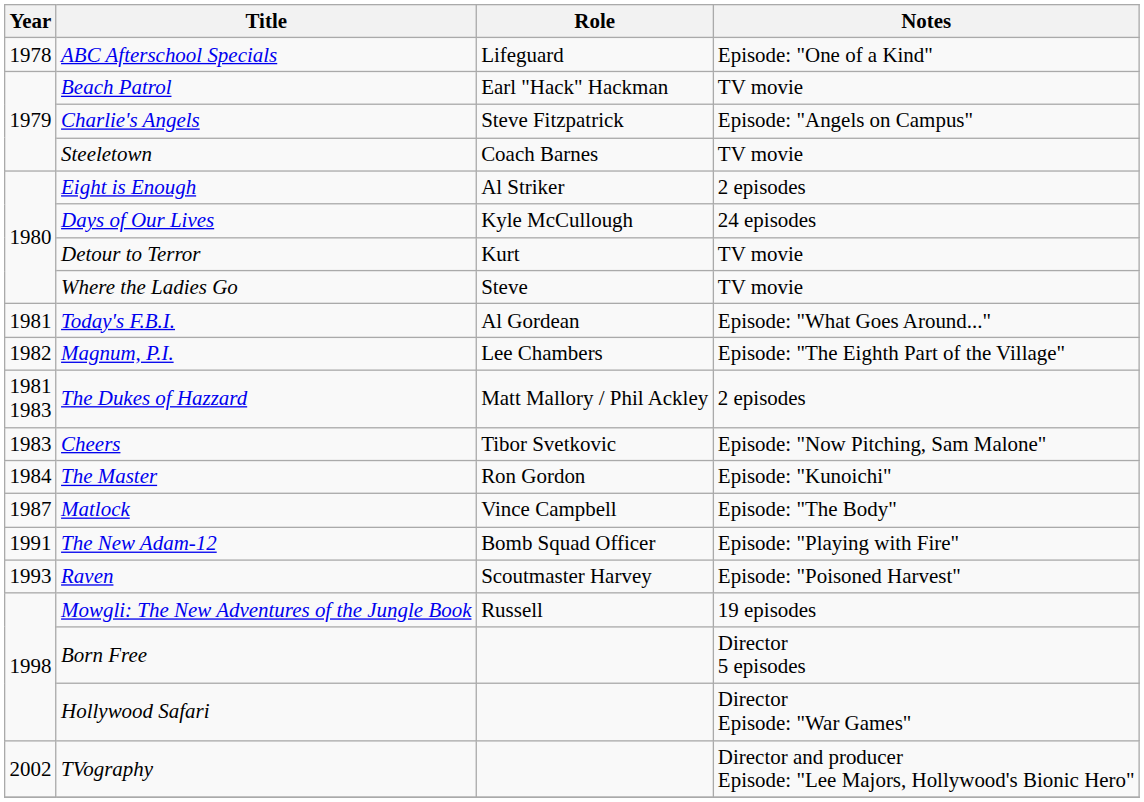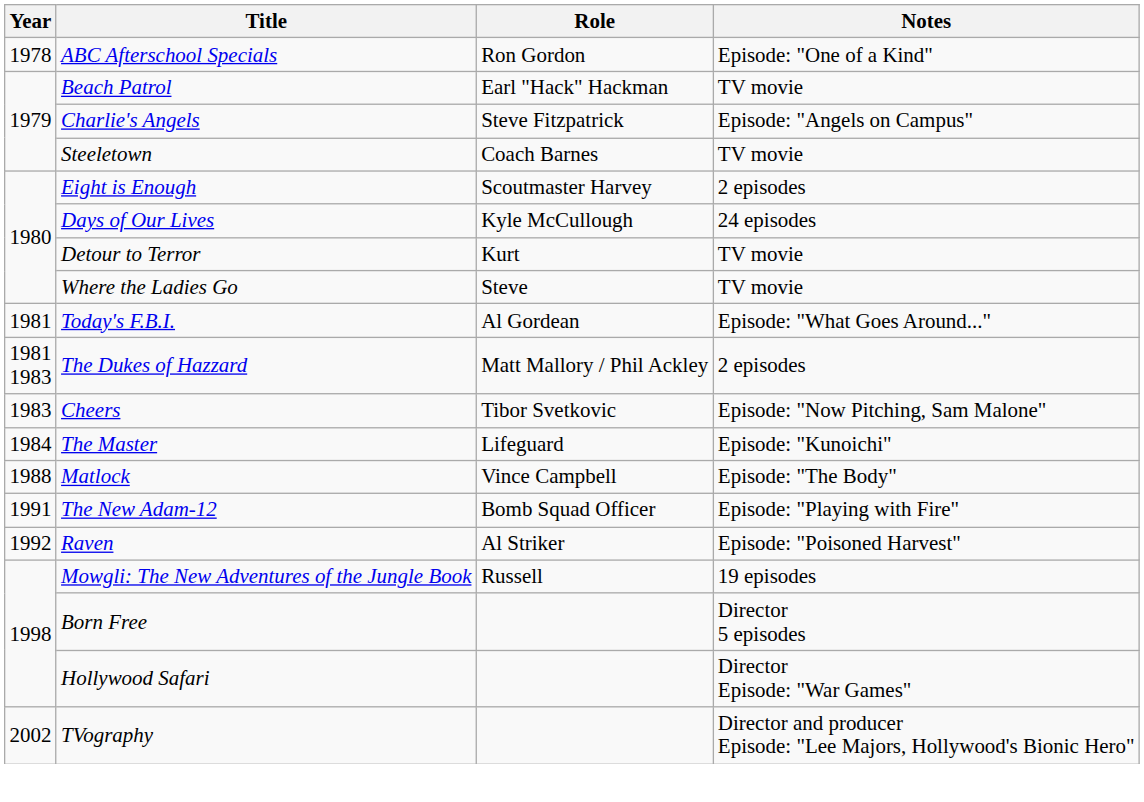(522, 54) Lifeguard -> (533, 54) Ron Gordon
(523, 187) Al Striker -> (566, 187) Scoutmaster Harvey
- row: (117, 353)
(533, 476) Ron Gordon -> (522, 443) Lifeguard
(30, 510) 1987 -> (30, 476) 1988
(30, 576) 1993 -> (30, 543) 1992
(566, 576) Scoutmaster Harvey -> (523, 543) Al Striker
